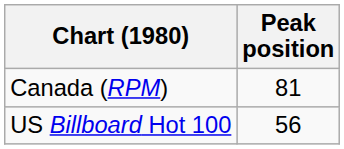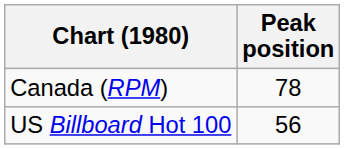(288, 87) 81 -> (288, 87) 78
